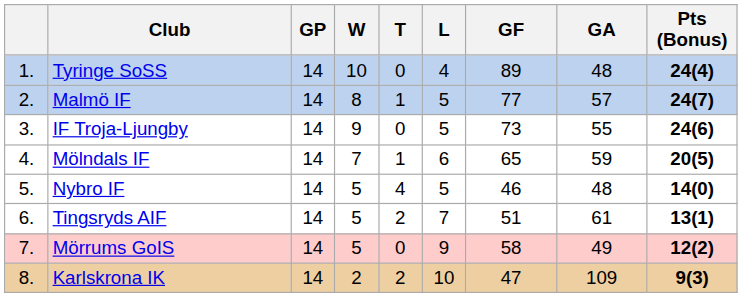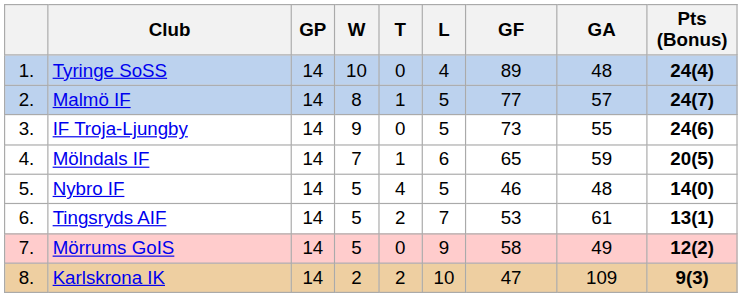(511, 218) 51 -> (511, 218) 53
